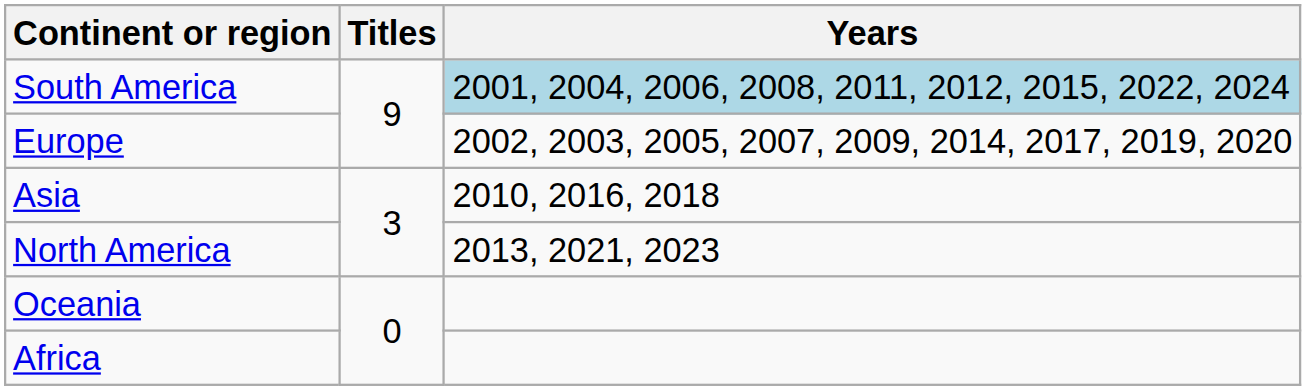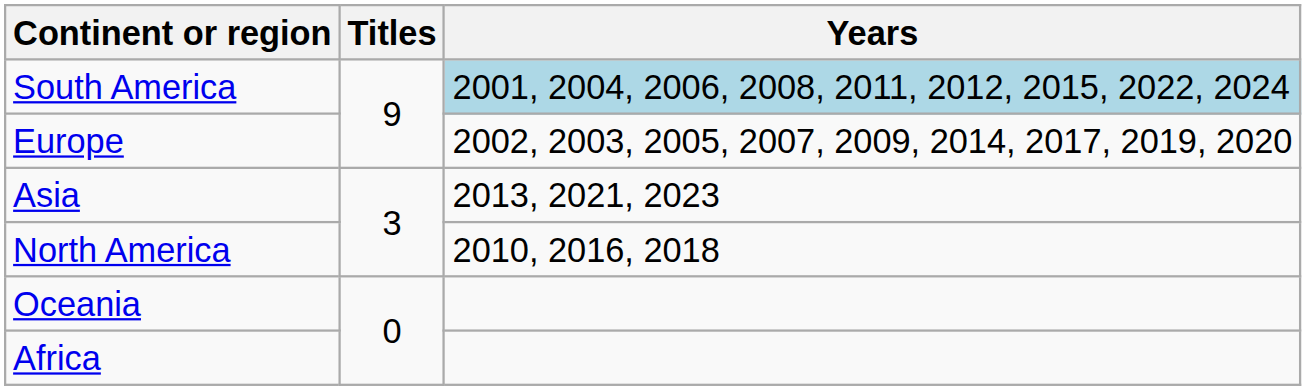(586, 196) 2010, 2016, 2018 -> (586, 196) 2013, 2021, 2023
(586, 250) 2013, 2021, 2023 -> (586, 250) 2010, 2016, 2018
